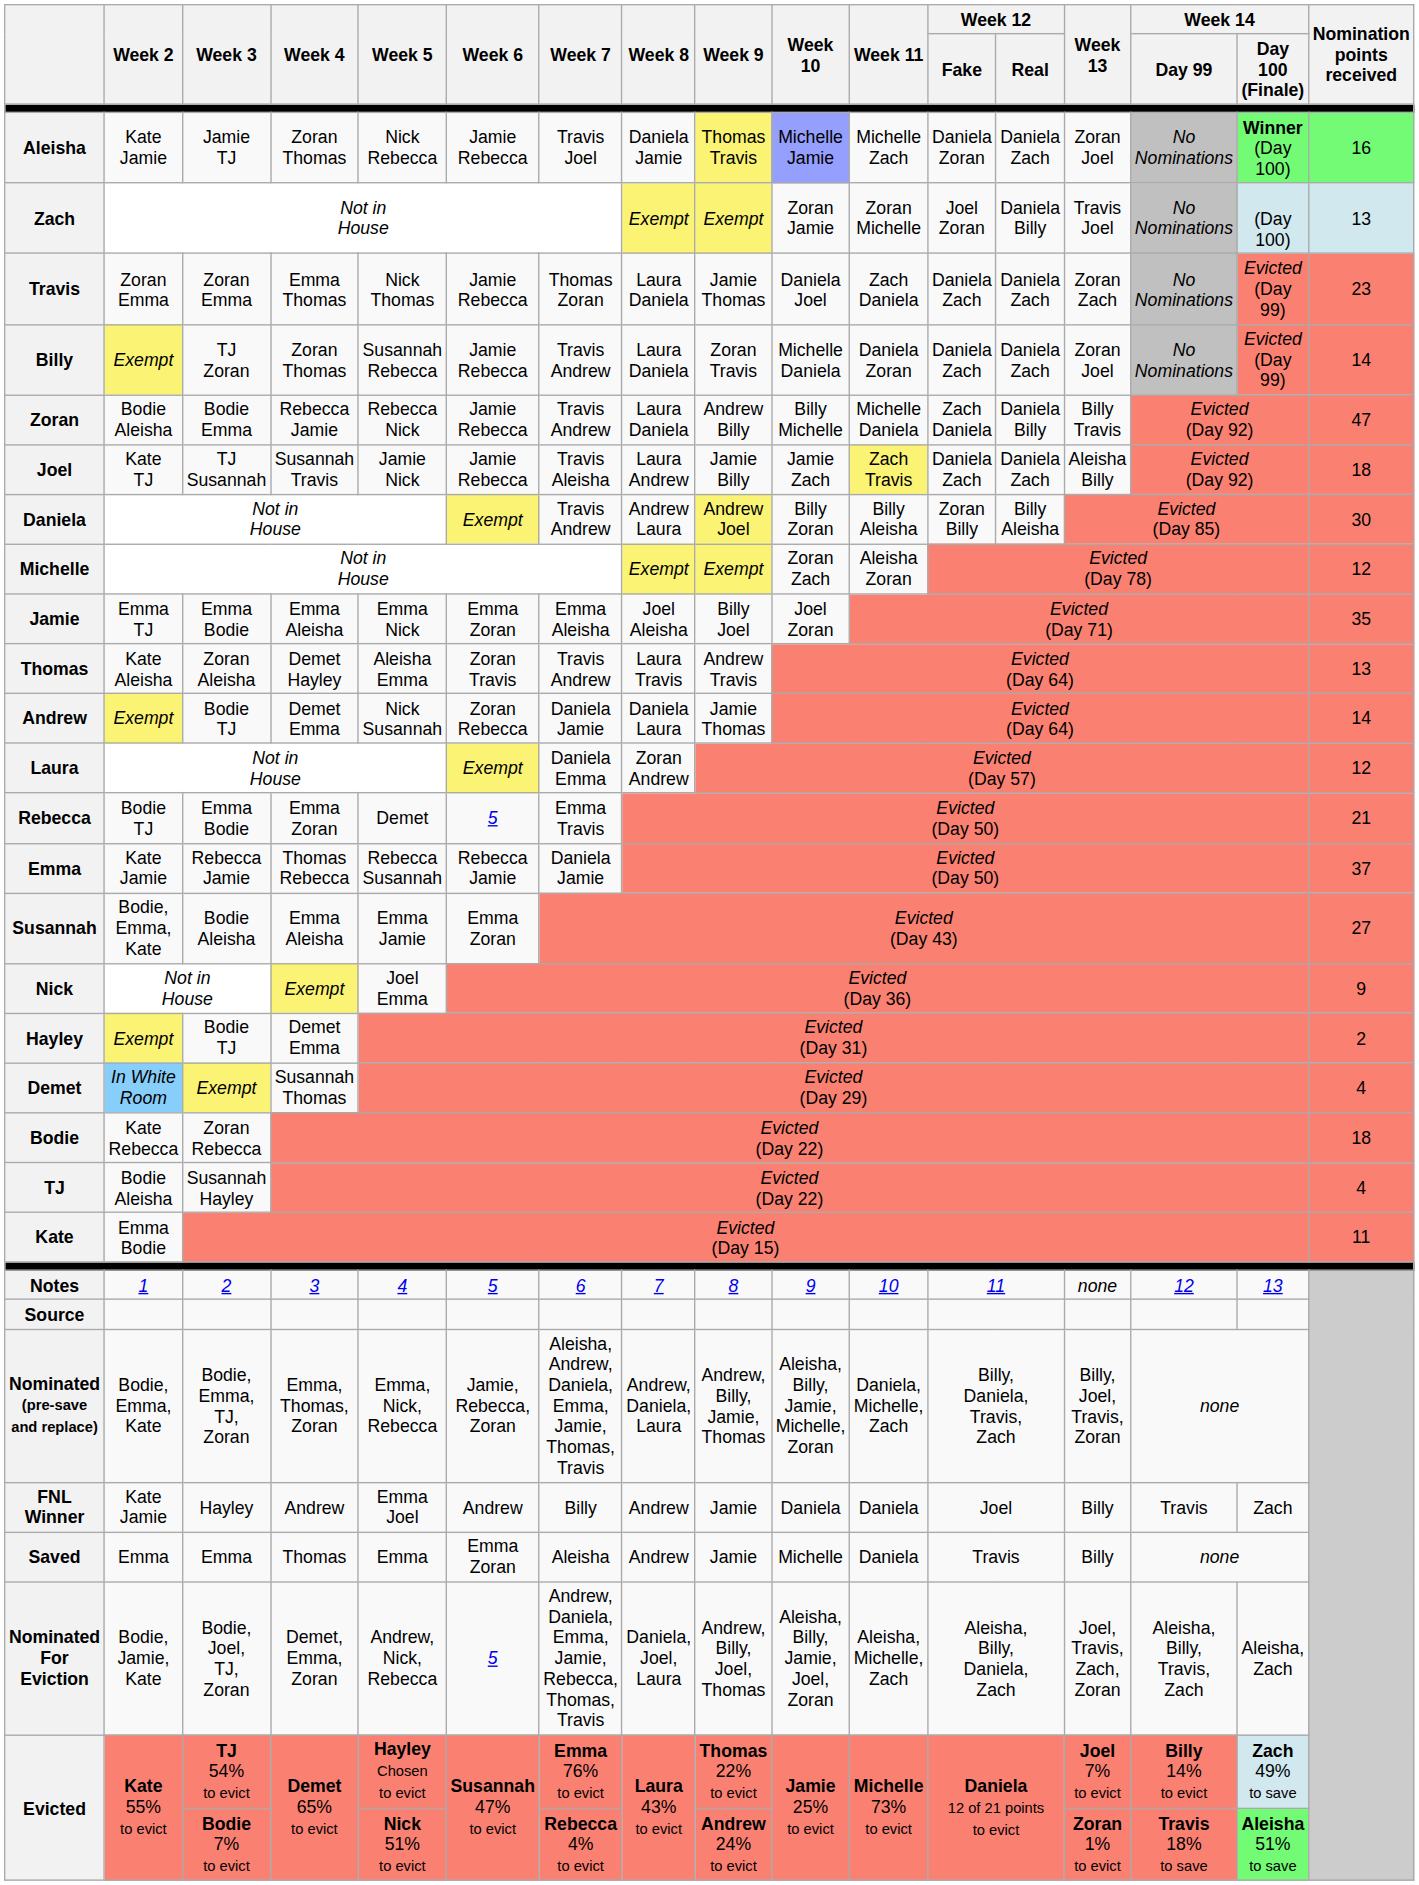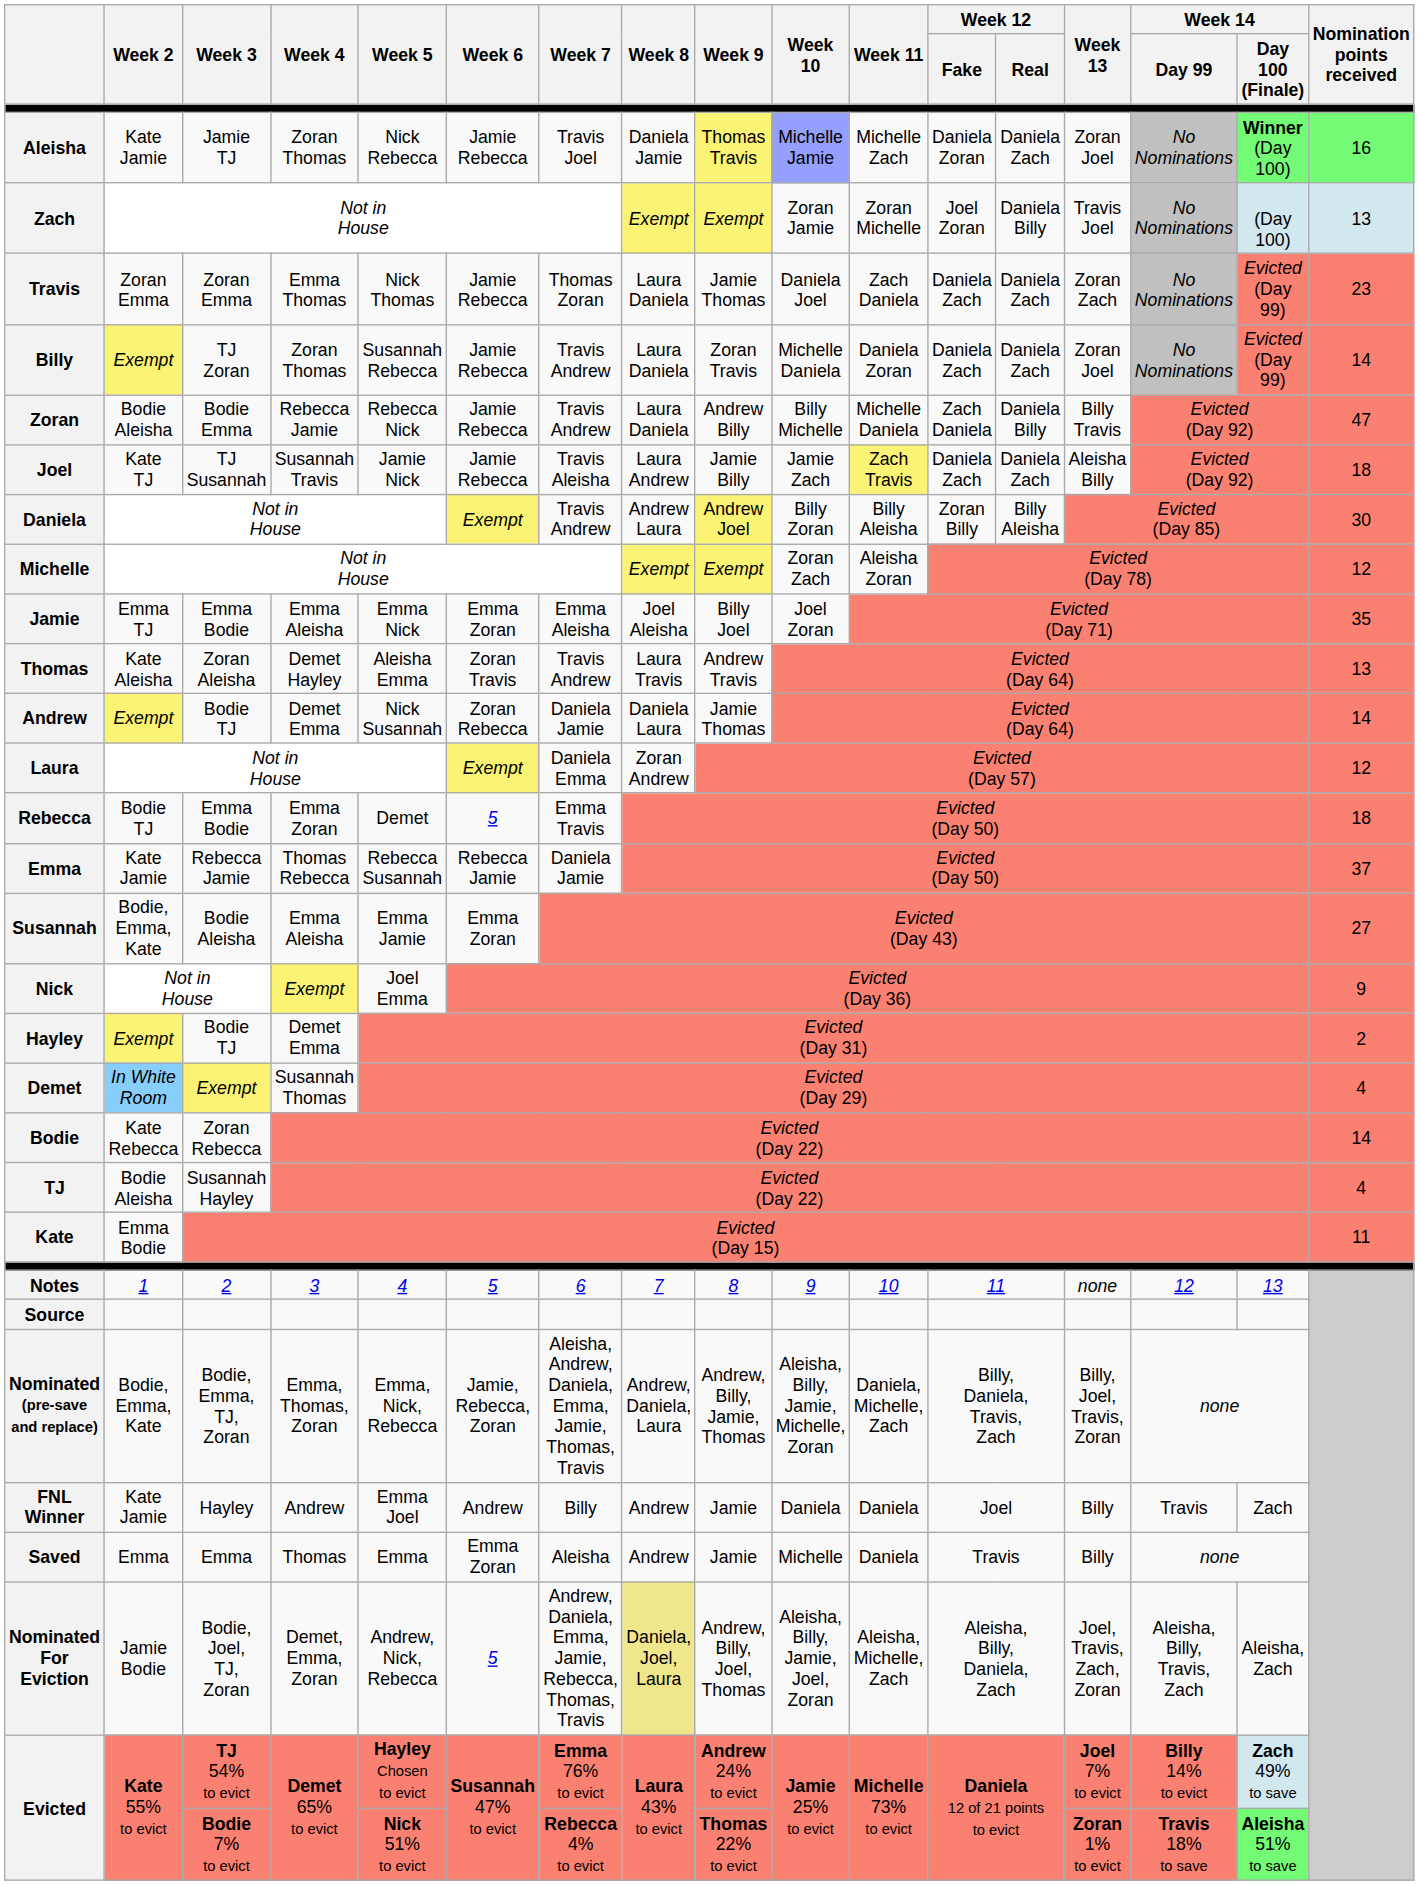(1361, 818) 21 -> (1361, 818) 18
(1361, 1137) 18 -> (1361, 1137) 14
(143, 1658) Bodie, Jamie, Kate -> (143, 1658) Jamie Bodie
(659, 1658) no background -> (659, 1658) khaki background
(733, 1770) Thomas 22% to evict -> (733, 1770) Andrew 24% to evict
(733, 1843) Andrew 24% to evict -> (733, 1843) Thomas 22% to evict
